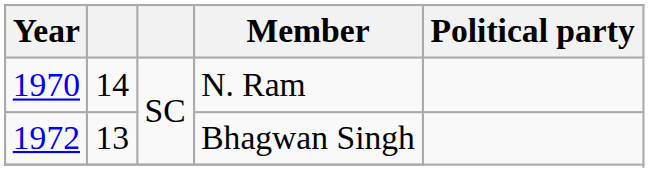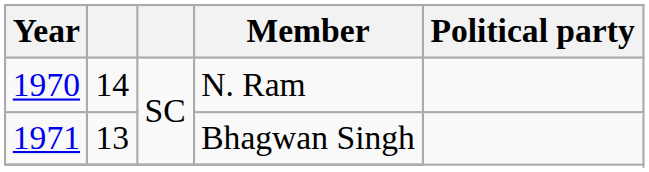(46, 137) 1972 -> (46, 137) 1971
